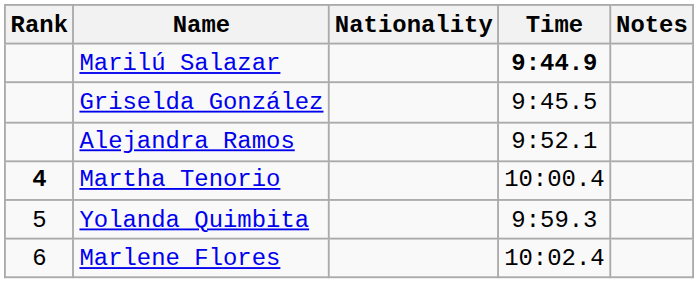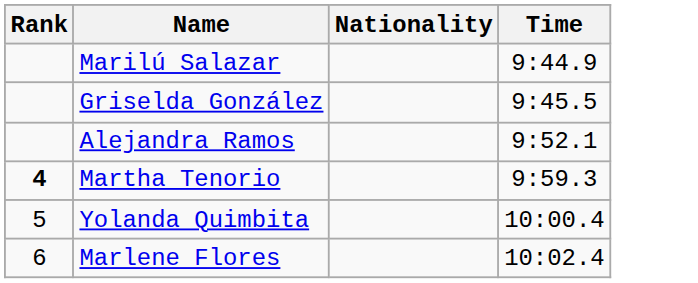- column: (652, 24)
(554, 63) bold -> (554, 63) normal
(554, 180) 10:00.4 -> (554, 180) 9:59.3
(554, 219) 9:59.3 -> (554, 219) 10:00.4
